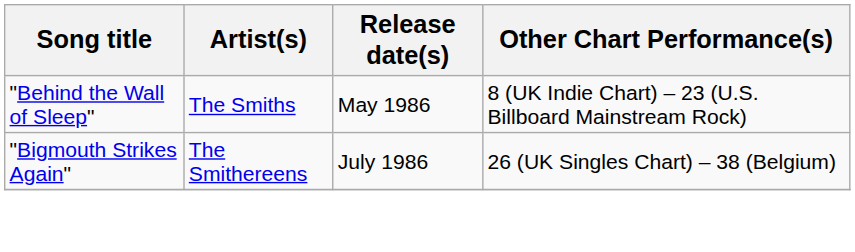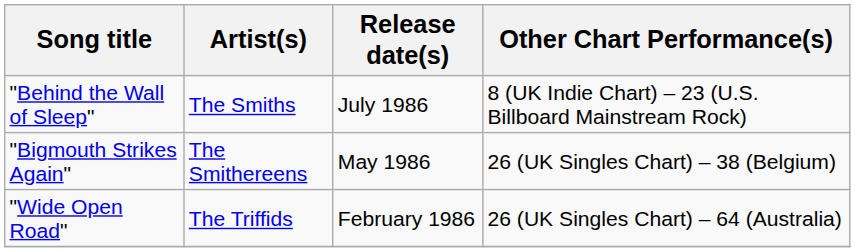(384, 104) May 1986 -> (383, 104) July 1986
(383, 161) July 1986 -> (384, 161) May 1986
+ row: (66, 219)
